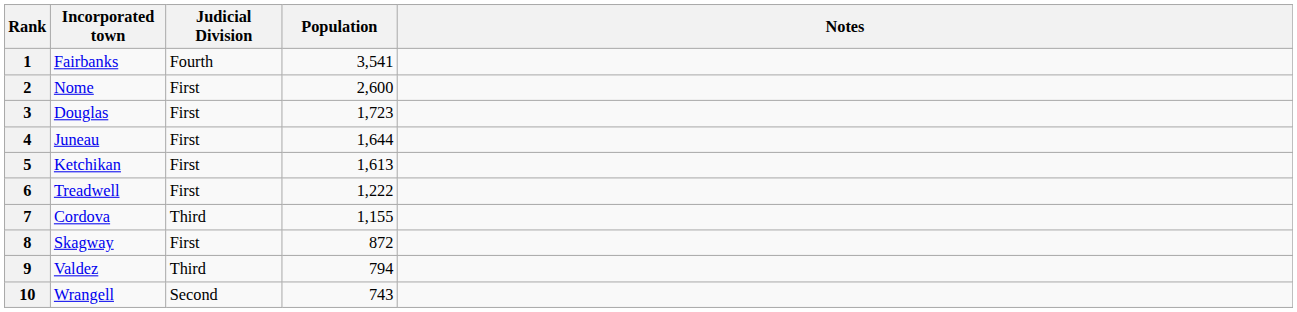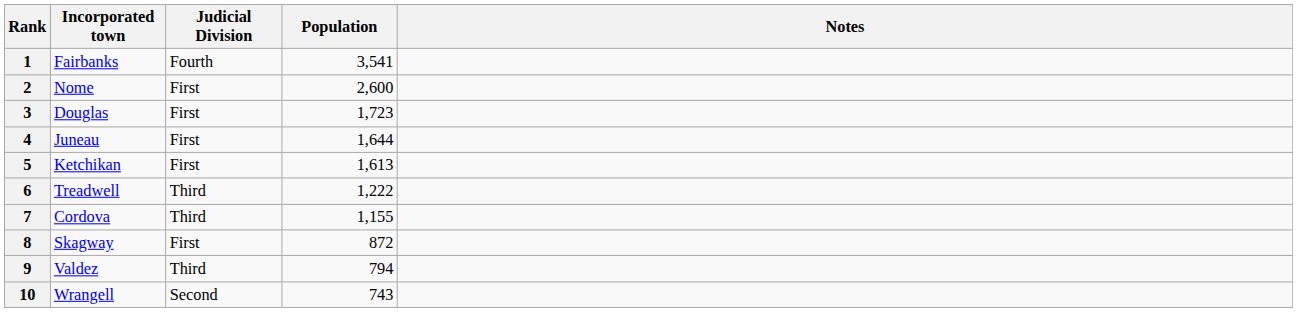(185, 191) First -> (188, 191) Third
